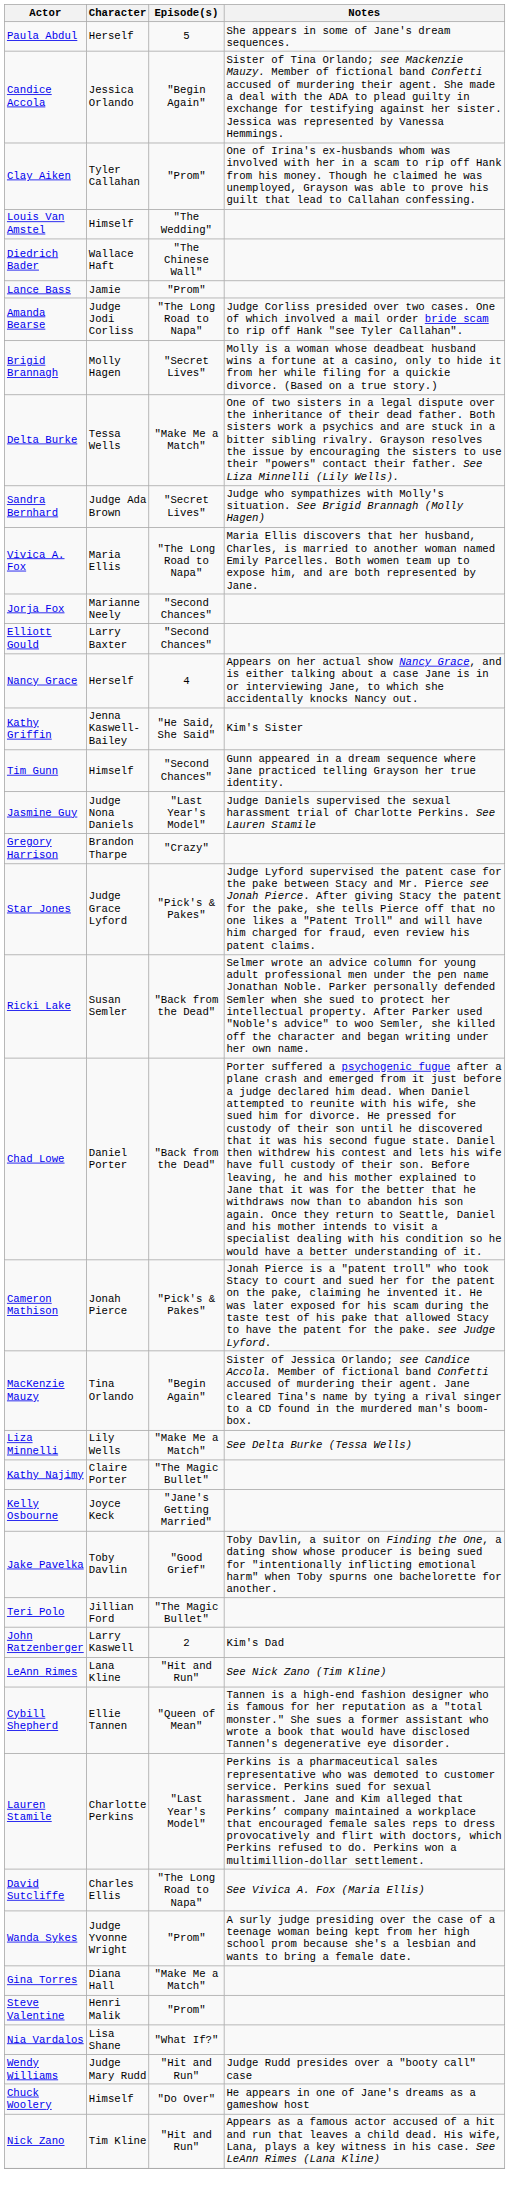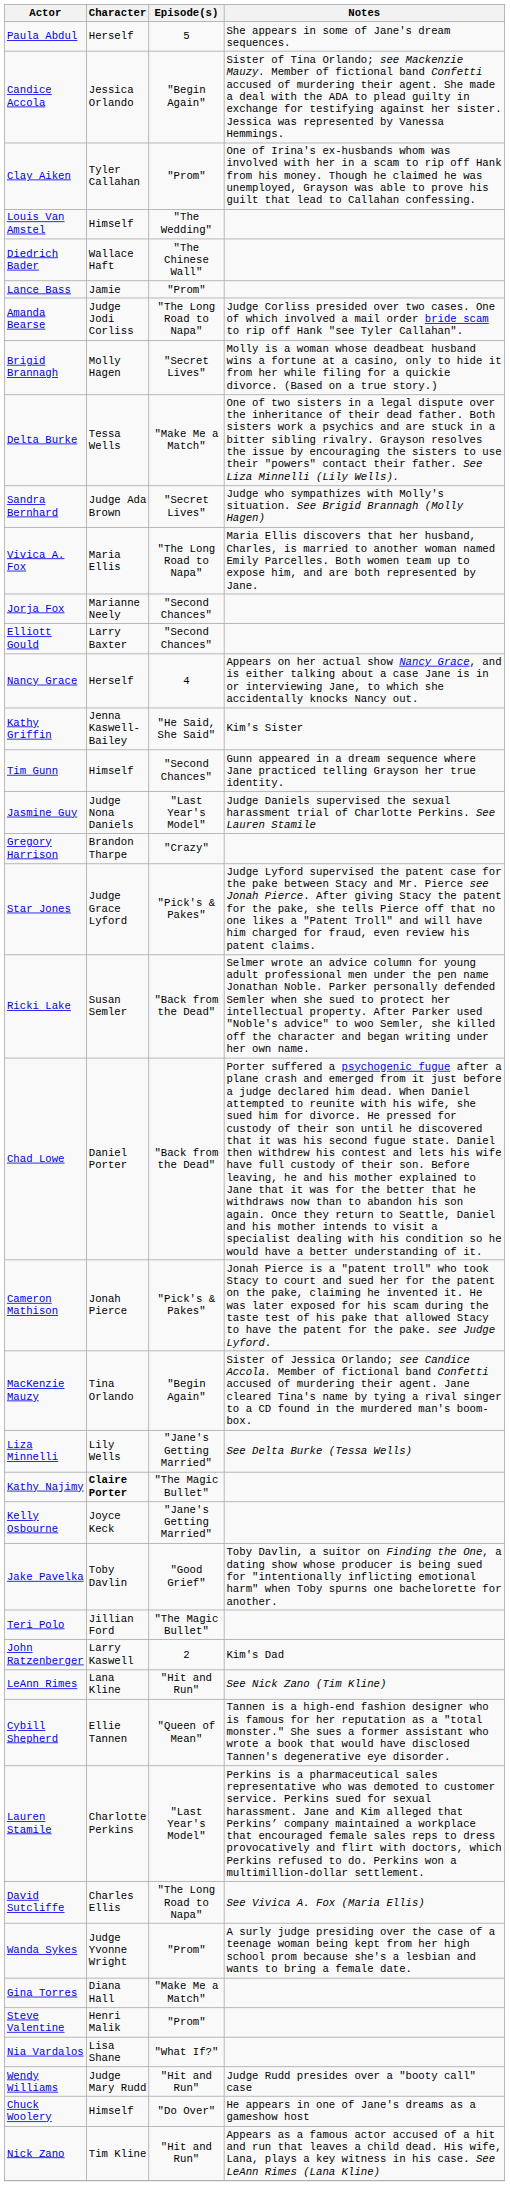(186, 1445) "Make Me a Match" -> (186, 1451) "Jane's Getting Married"
(108, 1474) normal -> (108, 1487) bold
